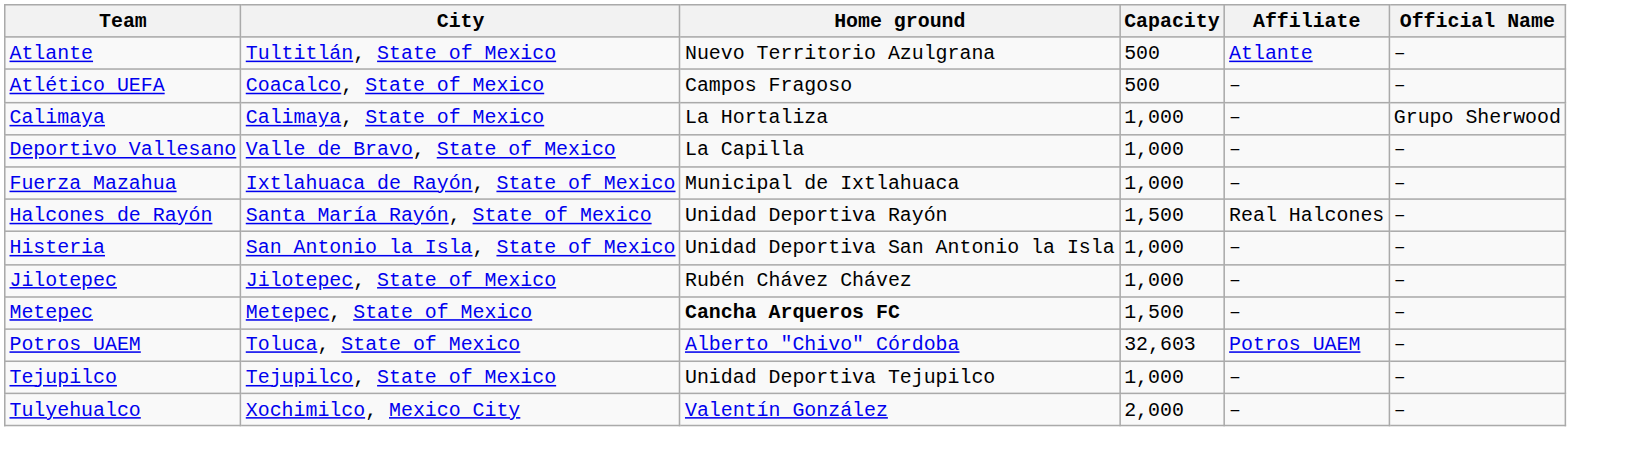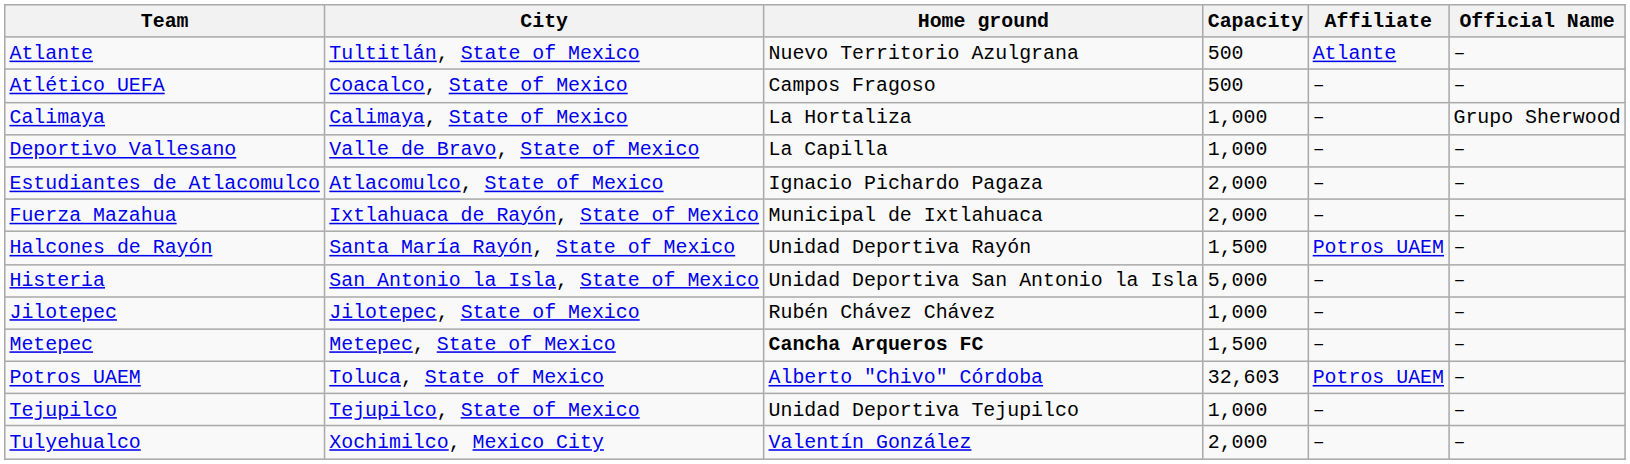+ row: (165, 183)
(1154, 183) 1,000 -> (1238, 215) 2,000
(1307, 215) Real Halcones -> (1378, 248) Potros UAEM
(1154, 248) 1,000 -> (1238, 280) 5,000
